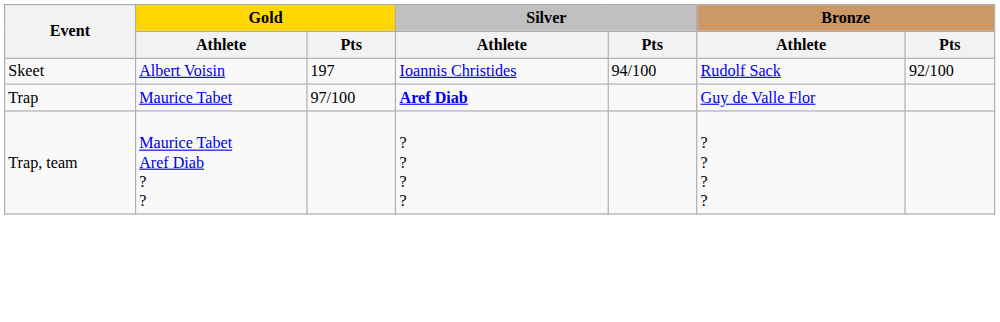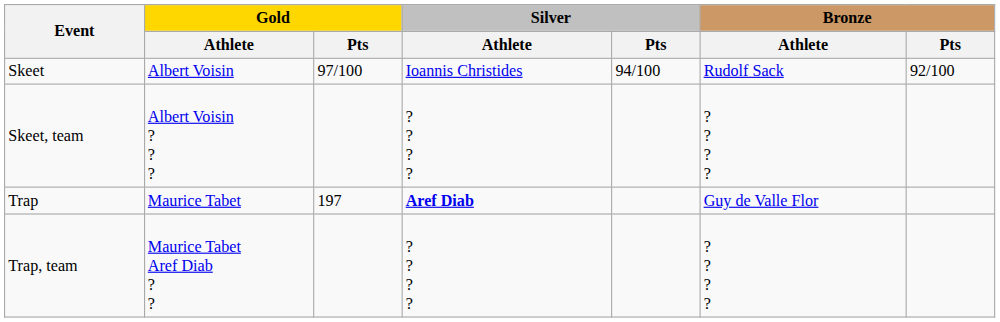(323, 71) 197 -> (340, 71) 97/100
+ row: (46, 136)
(333, 97) 97/100 -> (330, 200) 197
